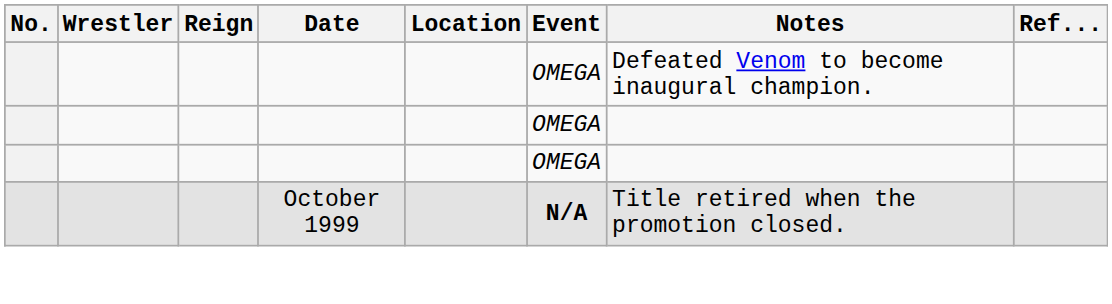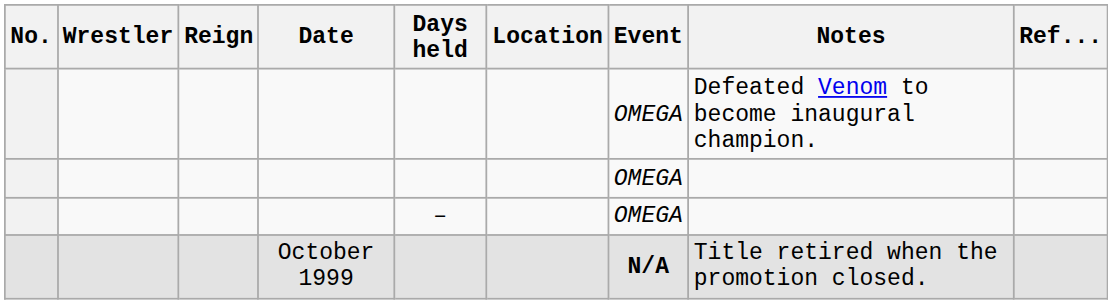+ column: (440, 37)
